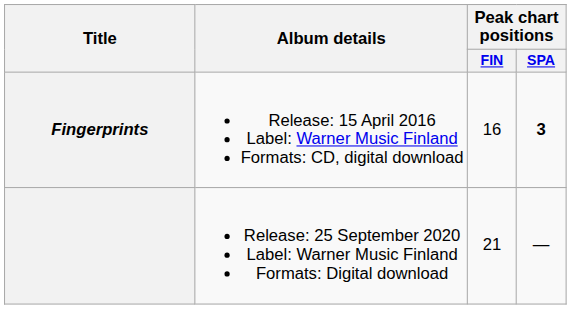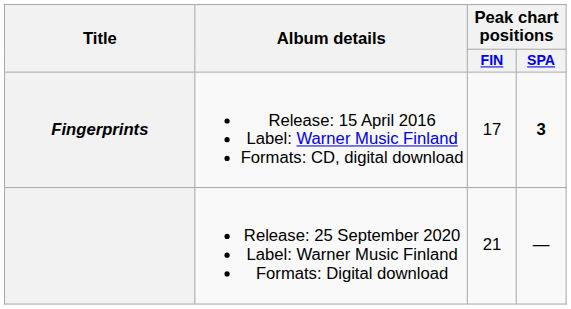(492, 129) 16 -> (492, 129) 17
